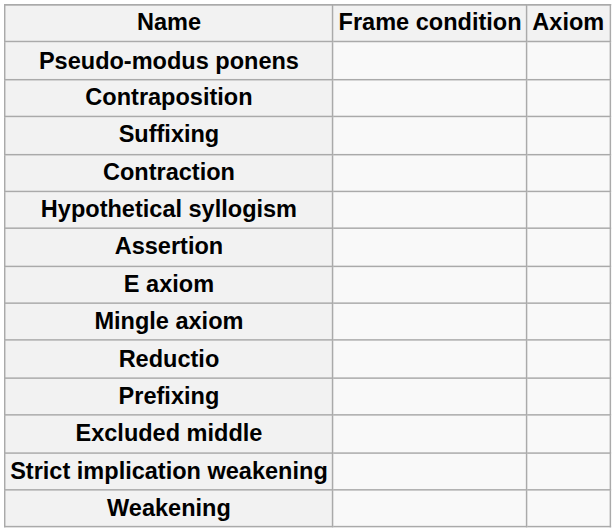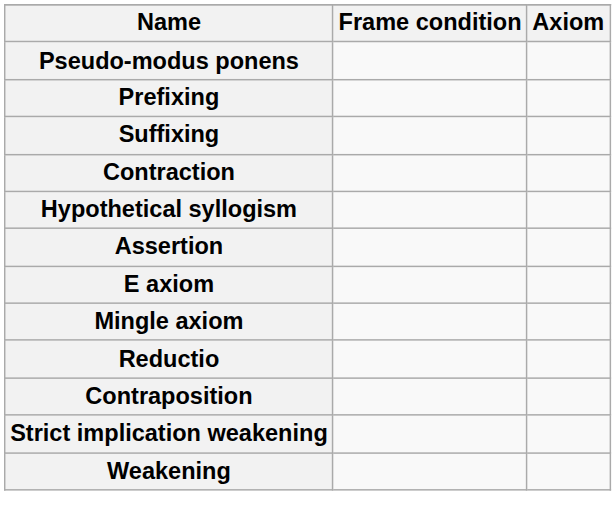rows swapped: (169, 396) <-> (169, 97)
- row: (169, 433)
